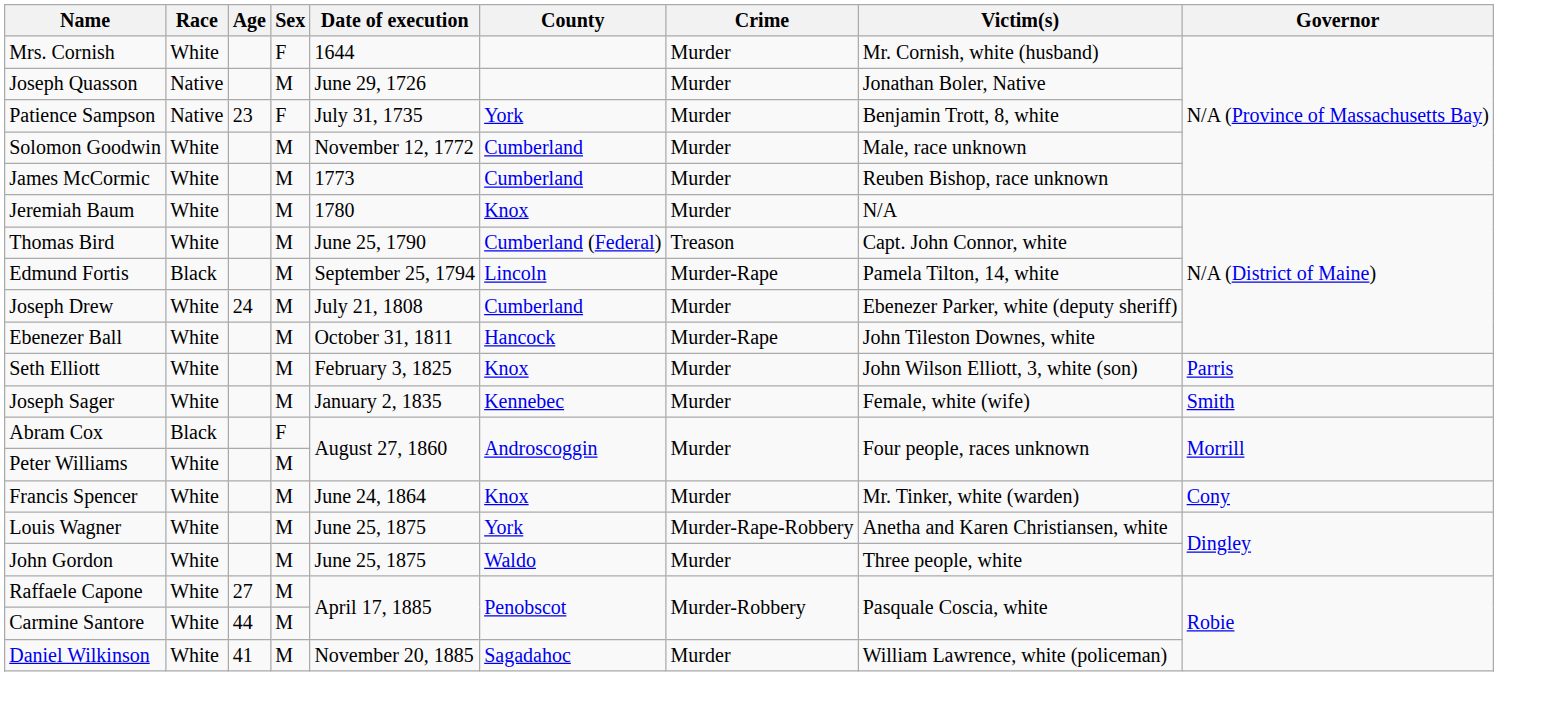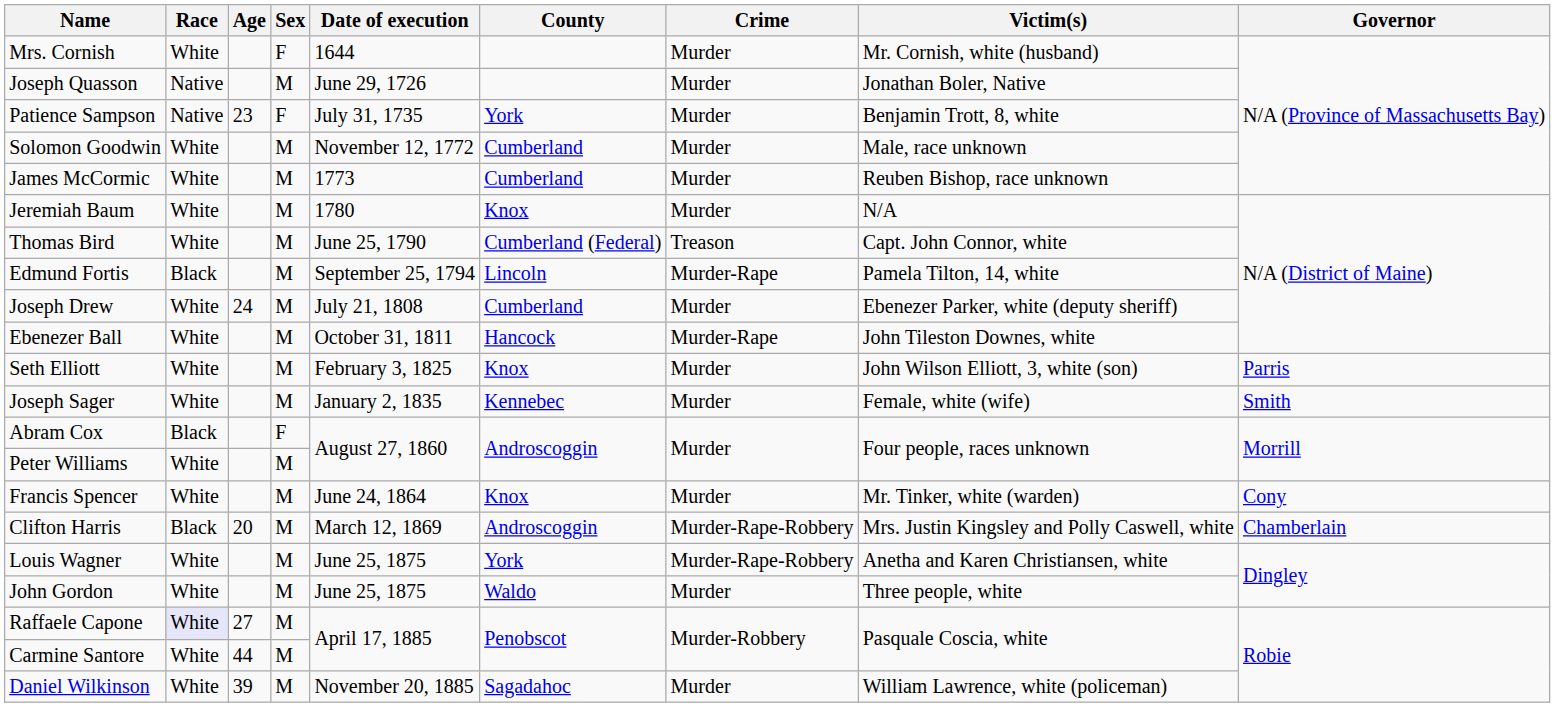+ row: (65, 527)
(195, 591) no background -> (195, 623) lavender background
(243, 654) 41 -> (243, 686) 39
